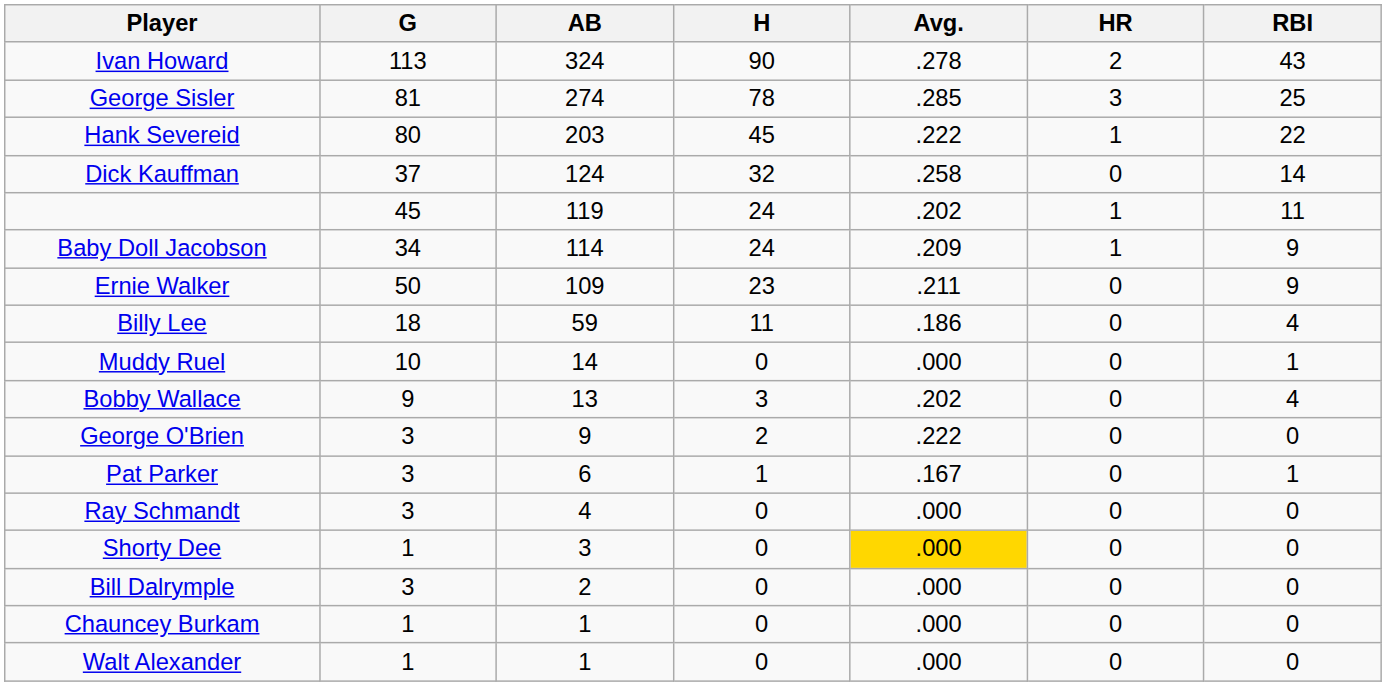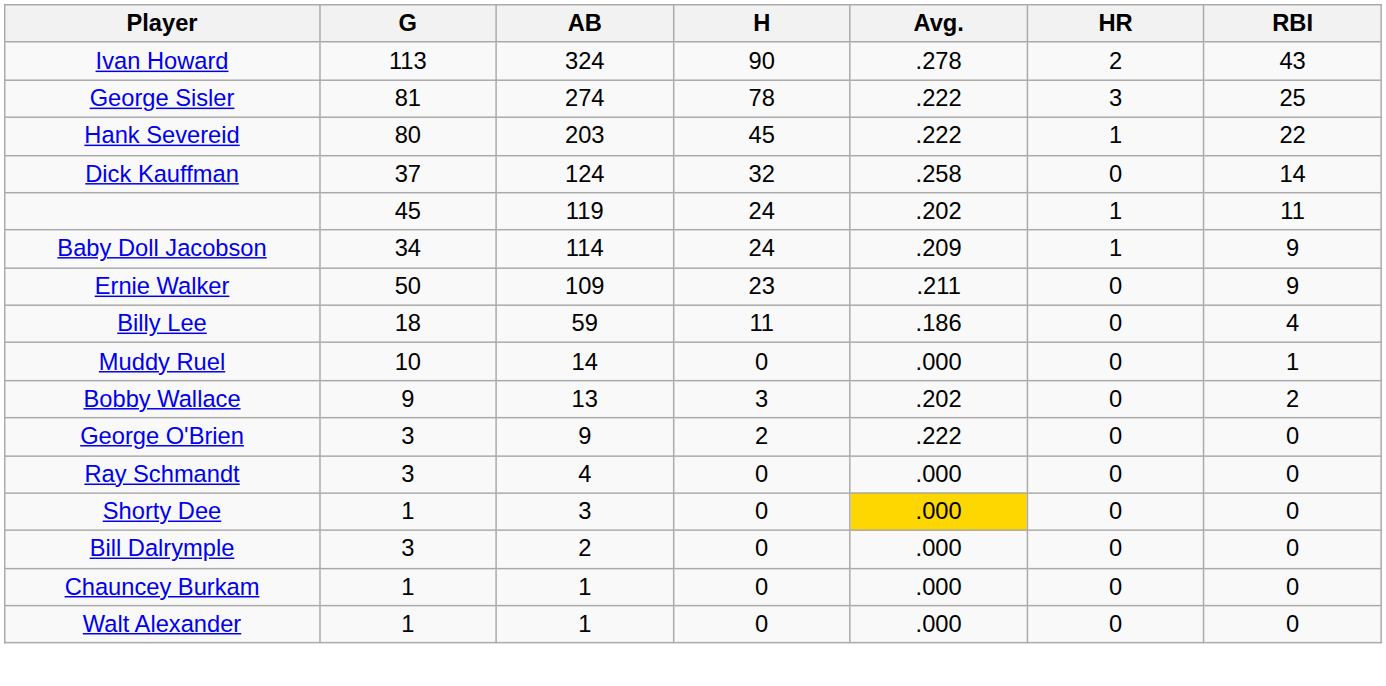(939, 98) .285 -> (939, 98) .222
(1293, 398) 4 -> (1293, 398) 2
- row: (162, 473)
